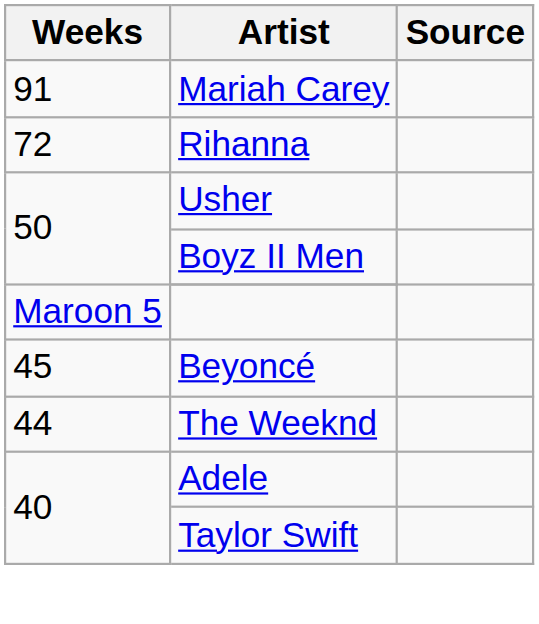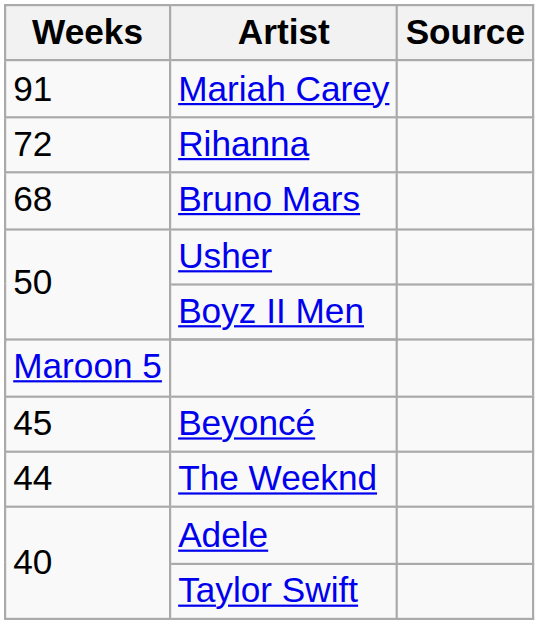+ row: (33, 199)
